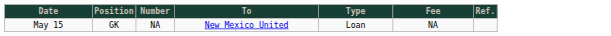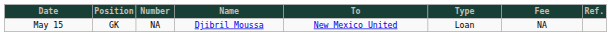+ column: (229, 11)
